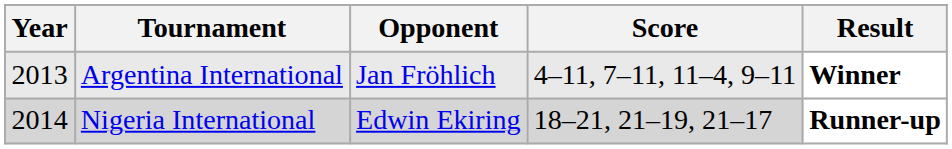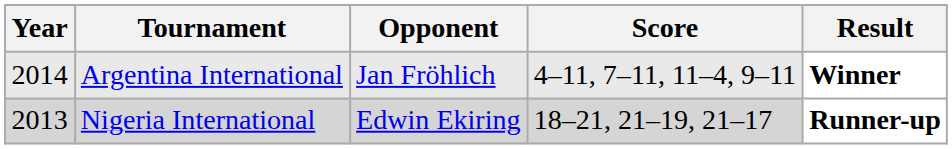(40, 74) 2013 -> (40, 74) 2014
(40, 120) 2014 -> (40, 120) 2013
